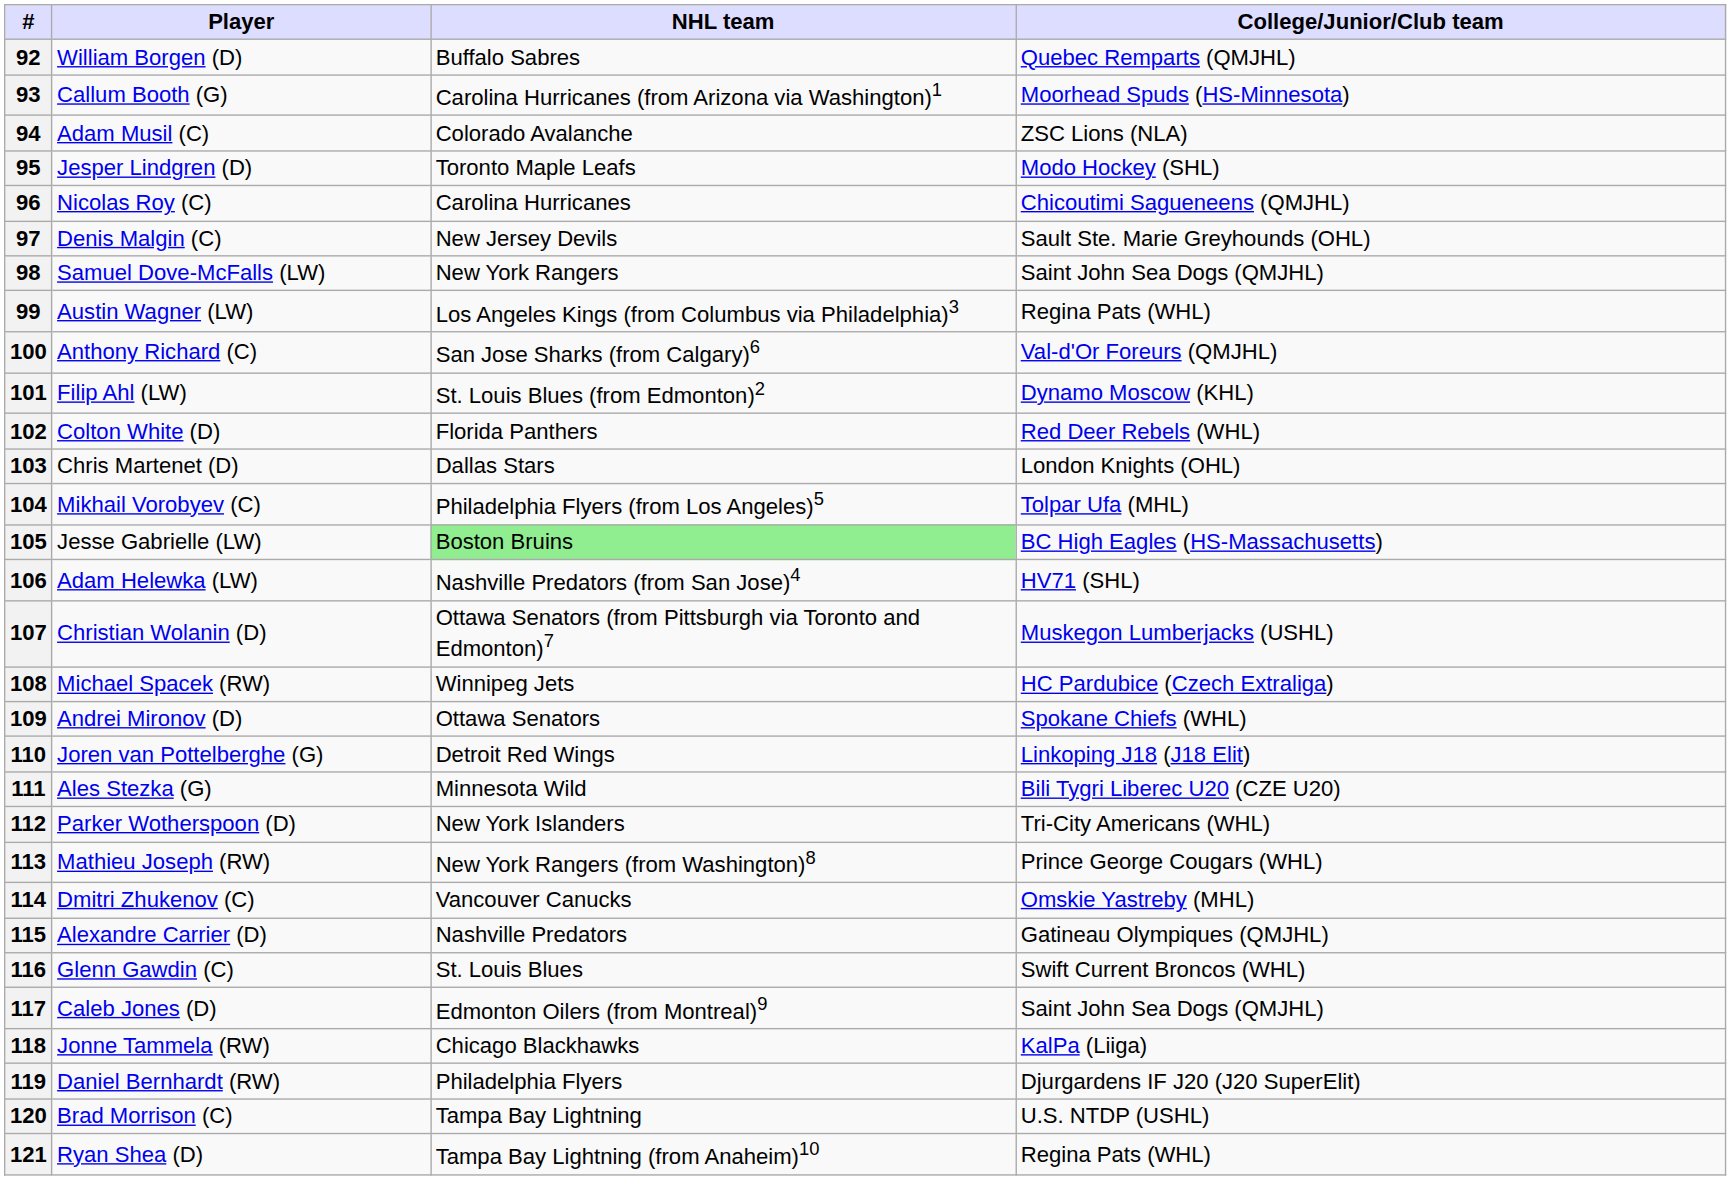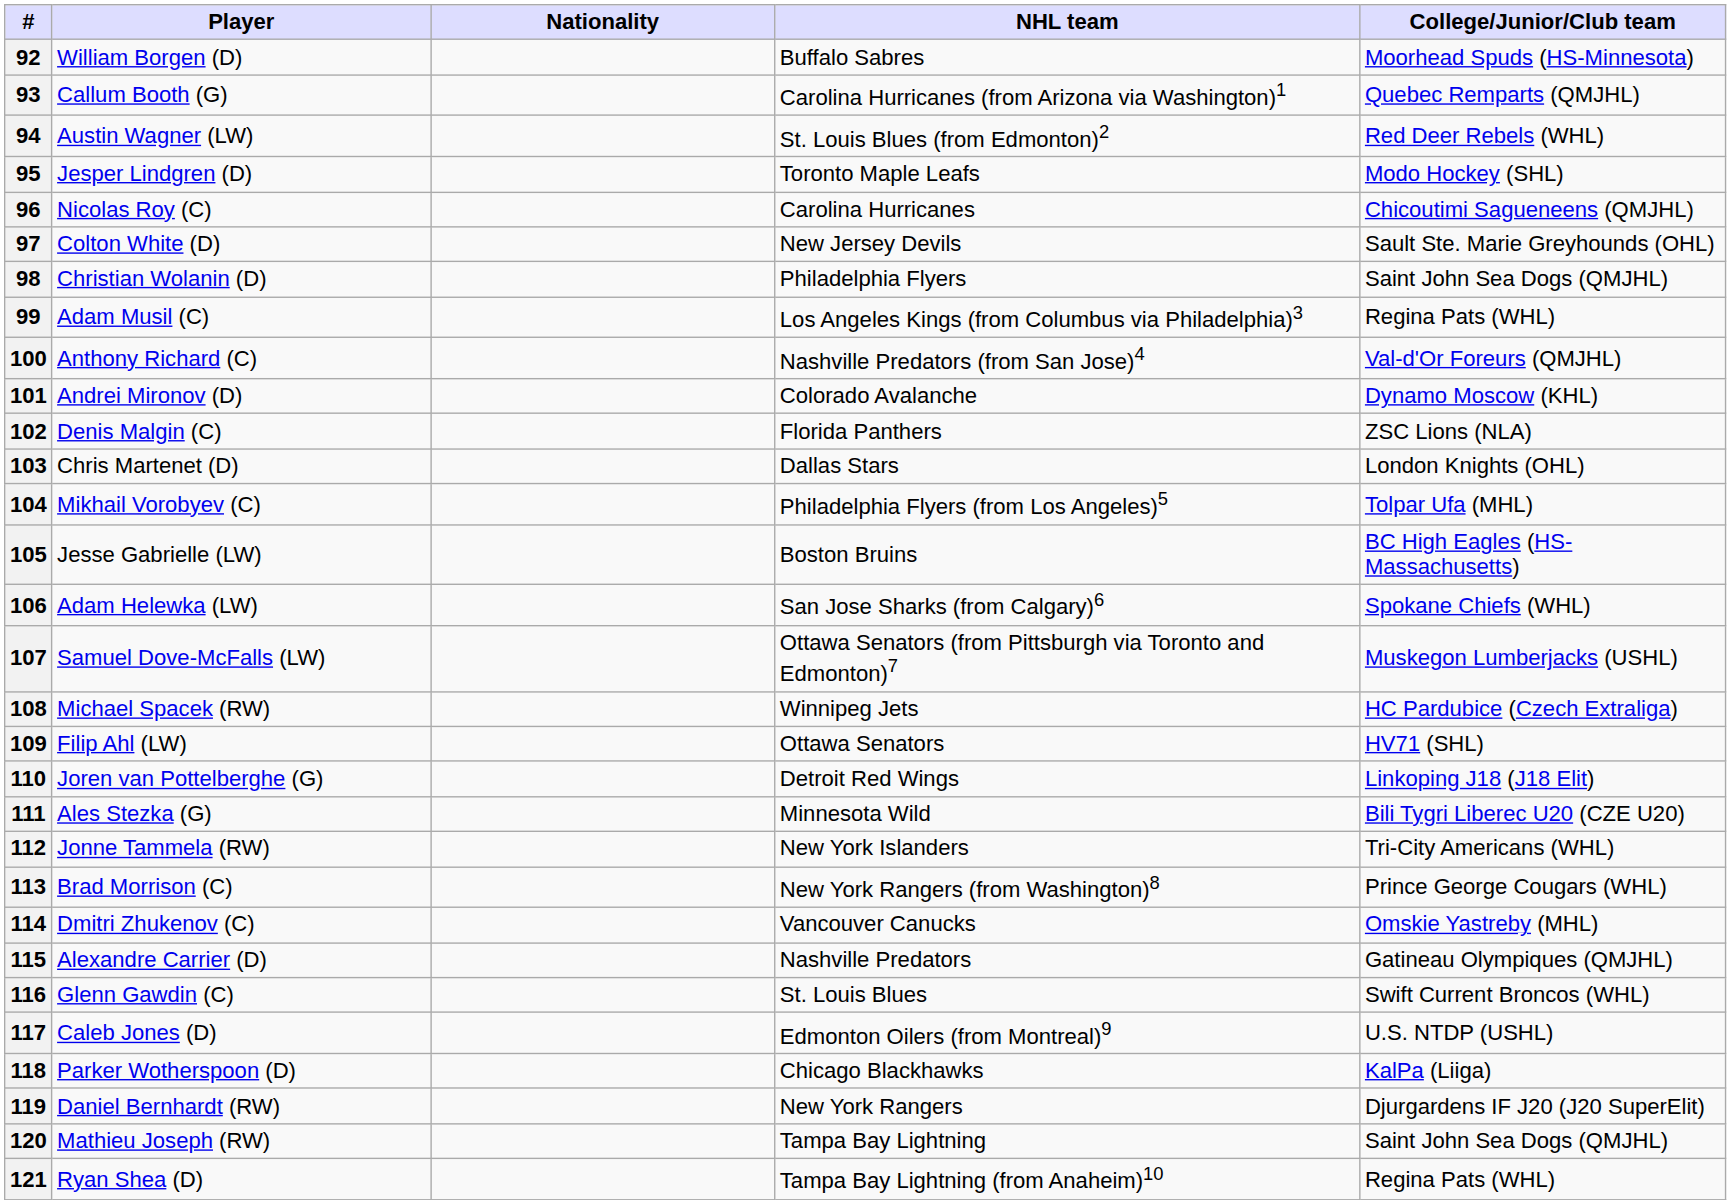+ column: (603, 22)
(1158, 57) Quebec Remparts (QMJHL) -> (1529, 57) Moorhead Spuds (HS-Minnesota)
(1185, 95) Moorhead Spuds (HS-Minnesota) -> (1502, 95) Quebec Remparts (QMJHL)
(133, 133) Adam Musil (C) -> (155, 136) Austin Wagner (LW)
(534, 133) Colorado Avalanche -> (944, 136) St. Louis Blues (from Edmonton)2
(1104, 133) ZSC Lions (NLA) -> (1485, 136) Red Deer Rebels (WHL)
(139, 238) Denis Malgin (C) -> (139, 244) Colton White (D)
(191, 273) Samuel Dove-McFalls (LW) -> (162, 279) Christian Wolanin (D)
(527, 273) New York Rangers -> (873, 279) Philadelphia Flyers
(155, 311) Austin Wagner (LW) -> (133, 317) Adam Musil (C)
(598, 352) San Jose Sharks (from Calgary)6 -> (962, 358) Nashville Predators (from San Jose)4
(122, 393) Filip Ahl (LW) -> (150, 396) Andrei Mironov (D)
(600, 393) St. Louis Blues (from Edmonton)2 -> (878, 396) Colorado Avalanche
(139, 431) Colton White (D) -> (139, 431) Denis Malgin (C)
(1140, 431) Red Deer Rebels (WHL) -> (1448, 431) ZSC Lions (NLA)
(504, 542) lightgreen background -> (849, 554) no background
(618, 580) Nashville Predators (from San Jose)4 -> (942, 604) San Jose Sharks (from Calgary)6
(1080, 580) HV71 (SHL) -> (1478, 604) Spokane Chiefs (WHL)
(162, 633) Christian Wolanin (D) -> (191, 658) Samuel Dove-McFalls (LW)
(150, 718) Andrei Mironov (D) -> (122, 743) Filip Ahl (LW)
(1134, 718) Spokane Chiefs (WHL) -> (1424, 743) HV71 (SHL)
(177, 824) Parker Wotherspoon (D) -> (163, 848) Jonne Tammela (RW)
(164, 862) Mathieu Joseph (RW) -> (145, 886) Brad Morrison (C)
(1172, 1008) Saint John Sea Dogs (QMJHL) -> (1459, 1032) U.S. NTDP (USHL)
(163, 1046) Jonne Tammela (RW) -> (177, 1070) Parker Wotherspoon (D)
(529, 1081) Philadelphia Flyers -> (871, 1105) New York Rangers
(145, 1116) Brad Morrison (C) -> (164, 1140) Mathieu Joseph (RW)
(1115, 1116) U.S. NTDP (USHL) -> (1516, 1140) Saint John Sea Dogs (QMJHL)
